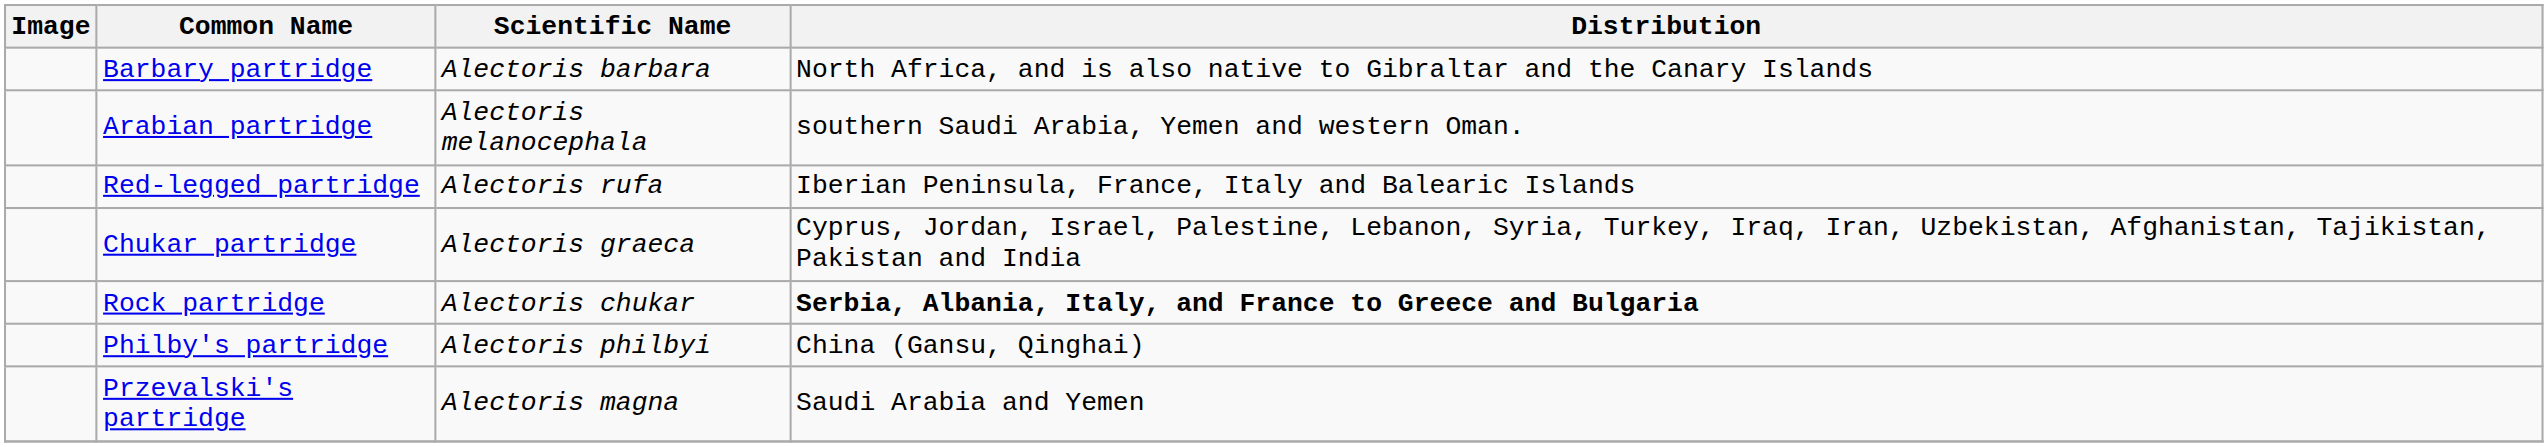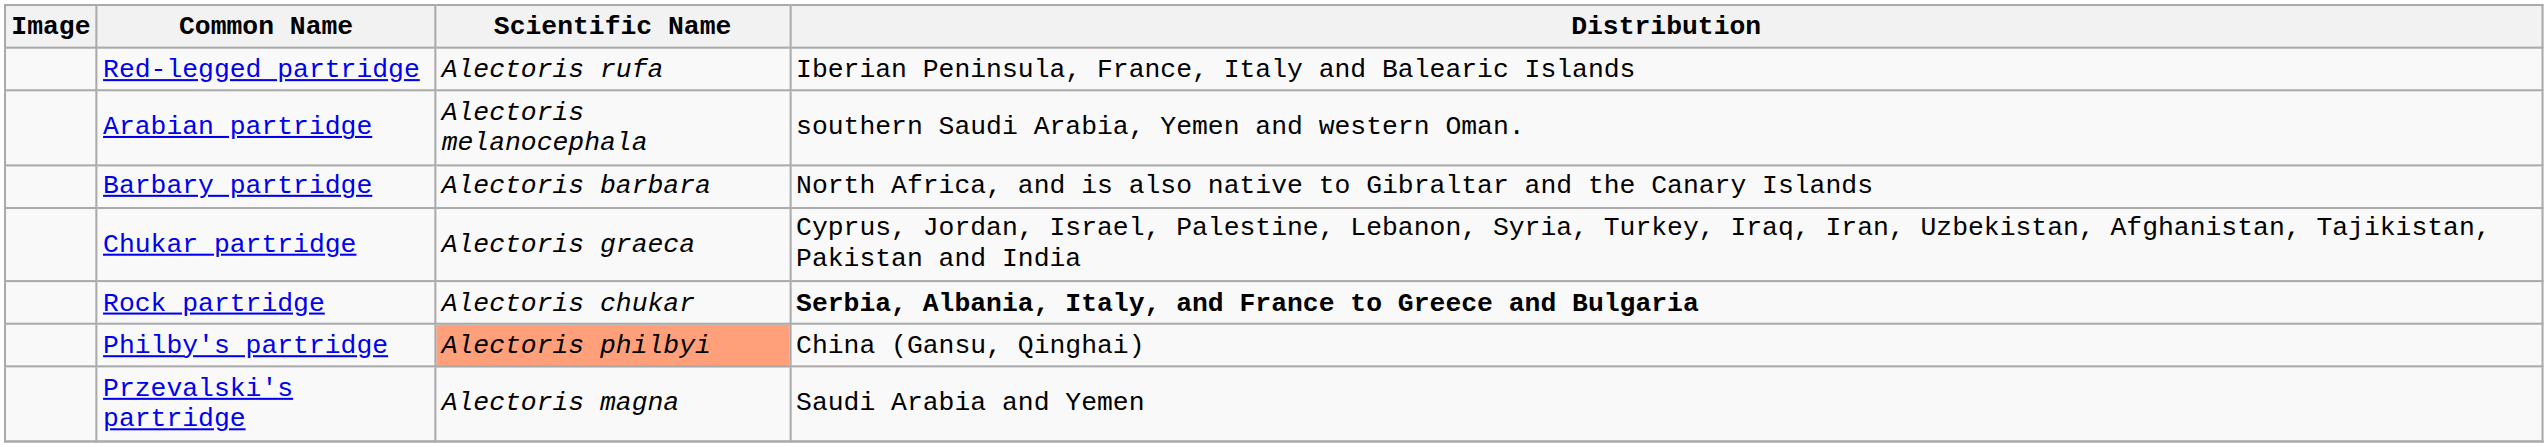rows swapped: (238, 70) <-> (261, 186)
(576, 345) no background -> (576, 345) lightsalmon background
